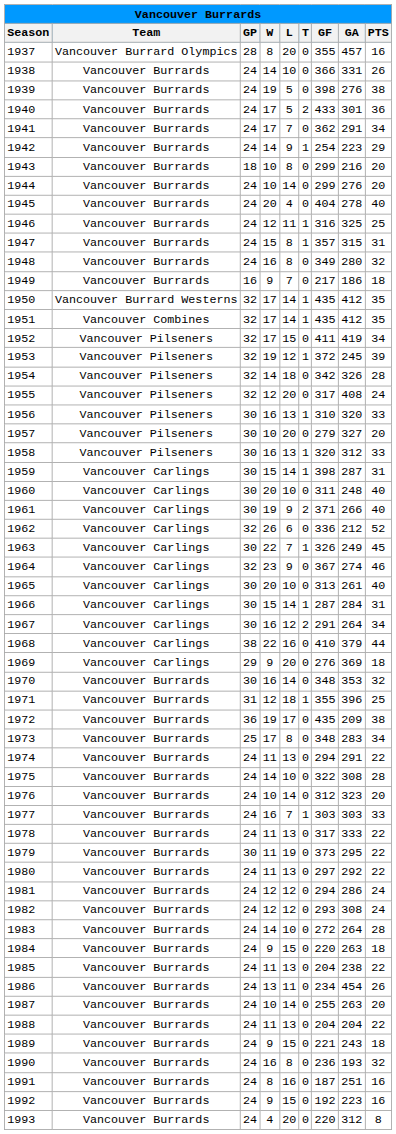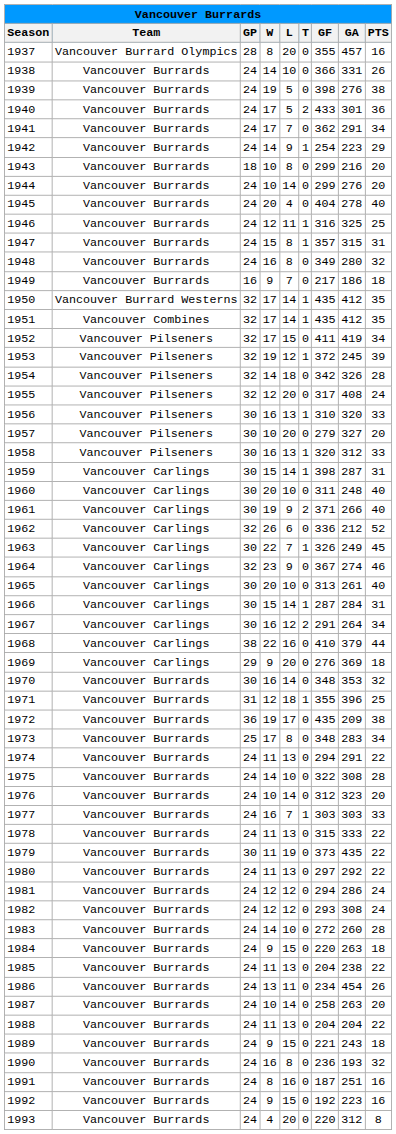(325, 834) 317 -> (325, 834) 315
(352, 853) 295 -> (352, 853) 435
(352, 929) 264 -> (352, 929) 260
(325, 1006) 255 -> (325, 1006) 258
